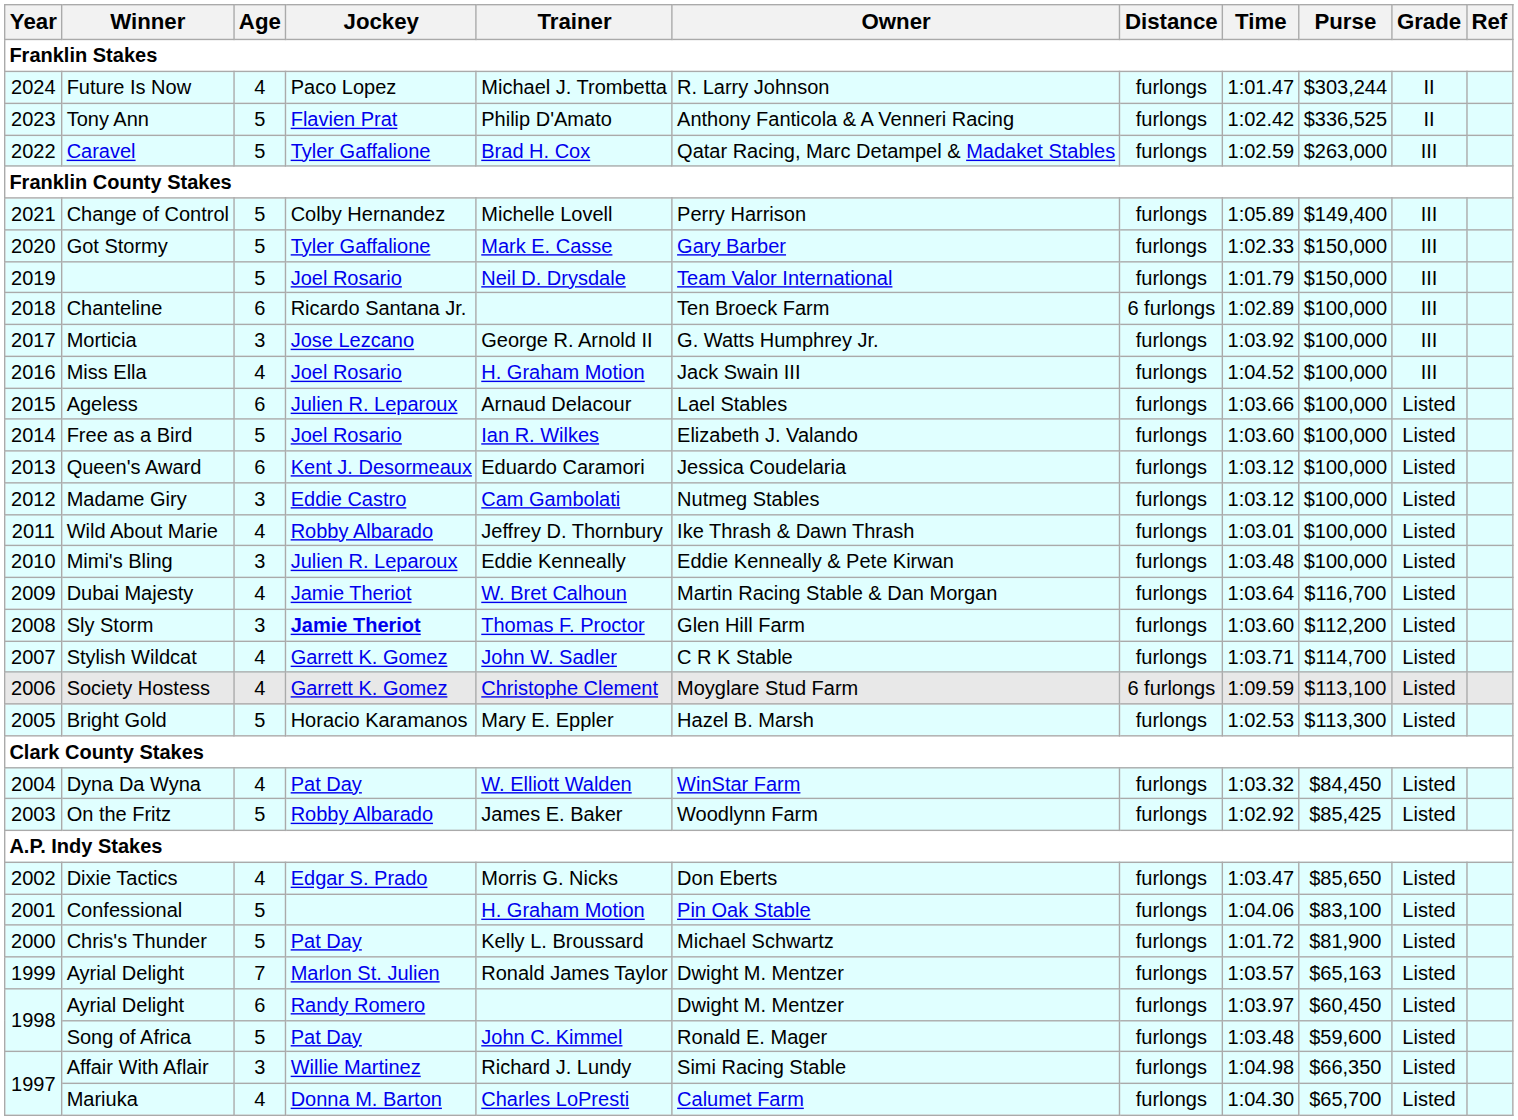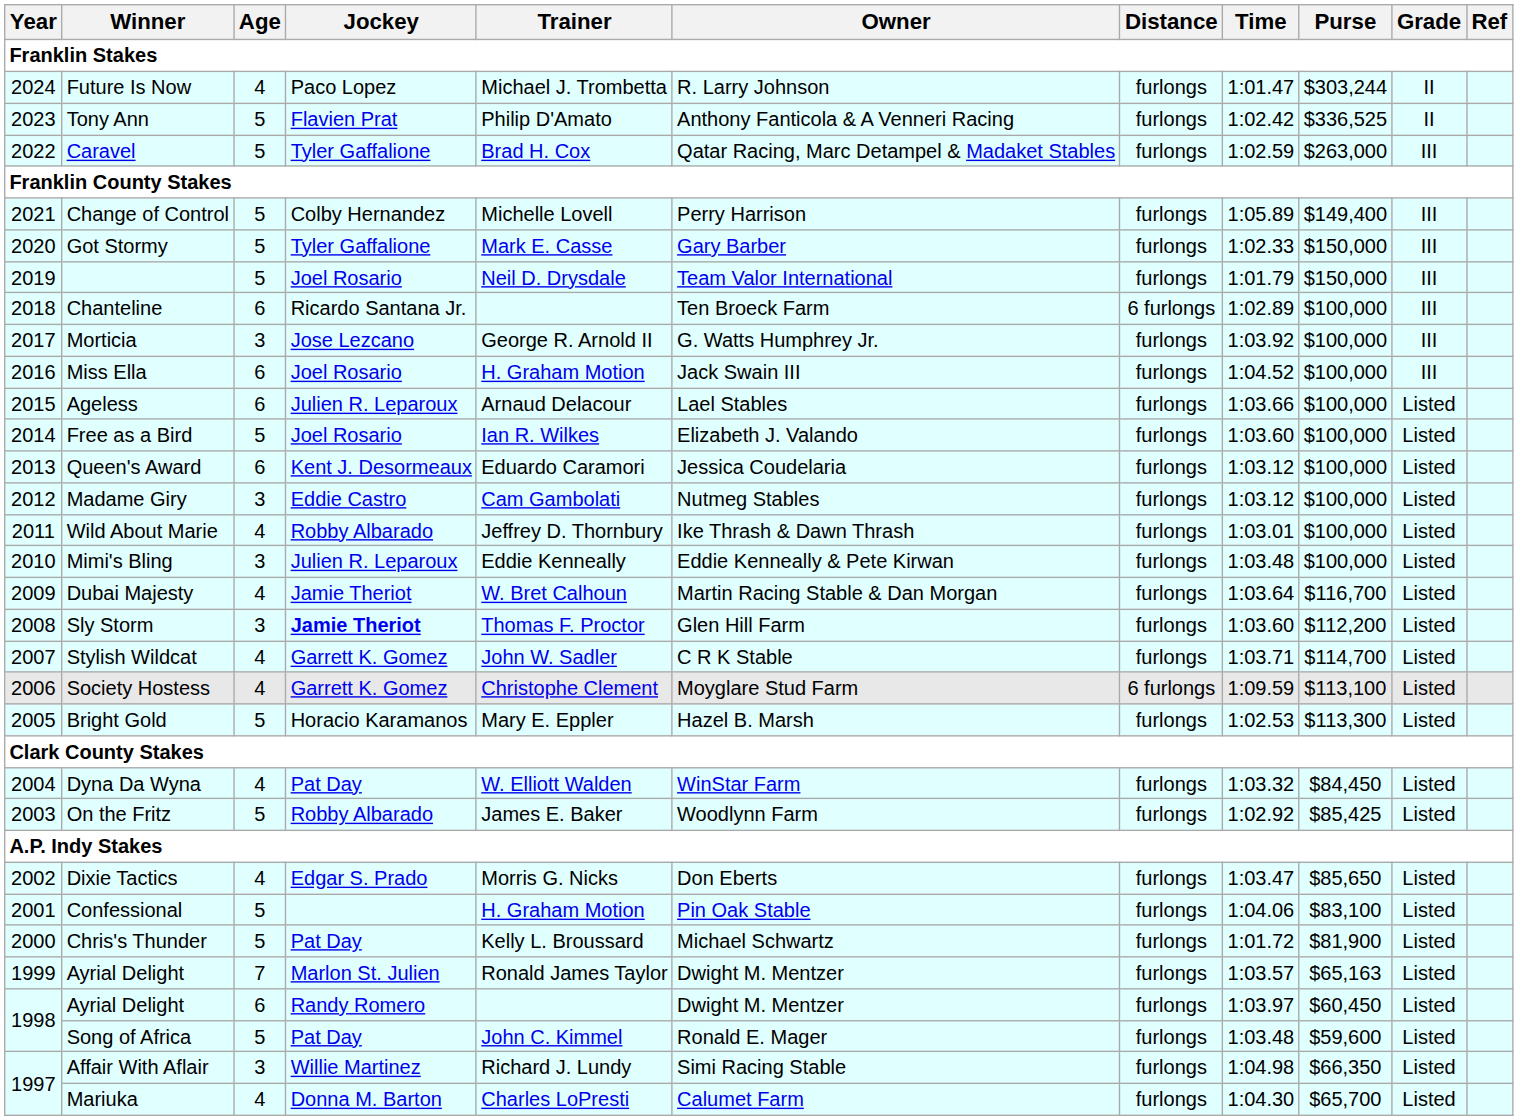(260, 372) 4 -> (260, 372) 6
